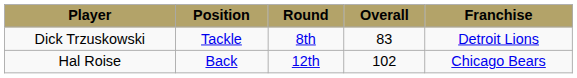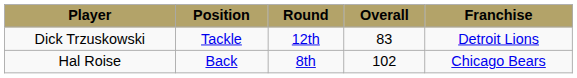(306, 38) 8th -> (306, 38) 12th
(306, 61) 12th -> (306, 61) 8th
